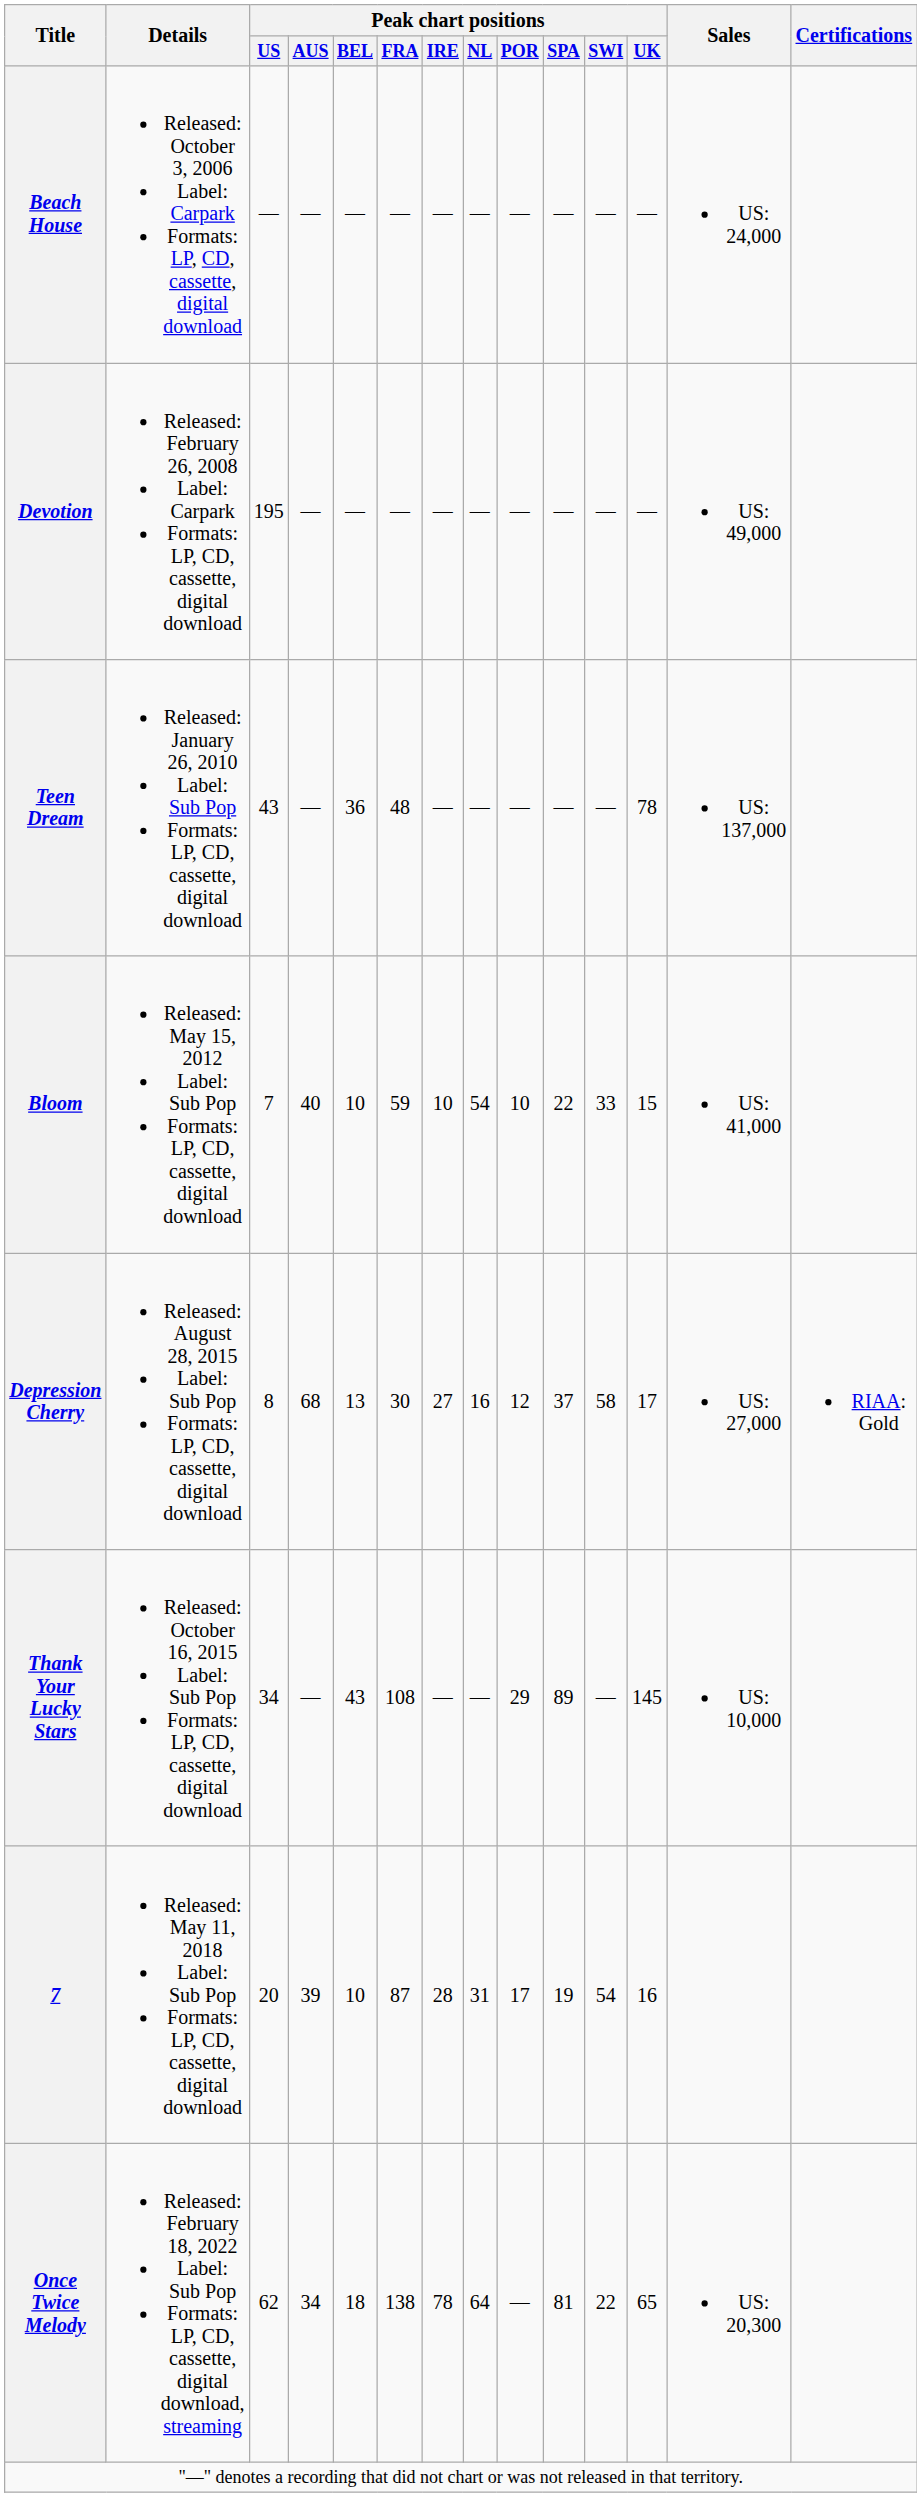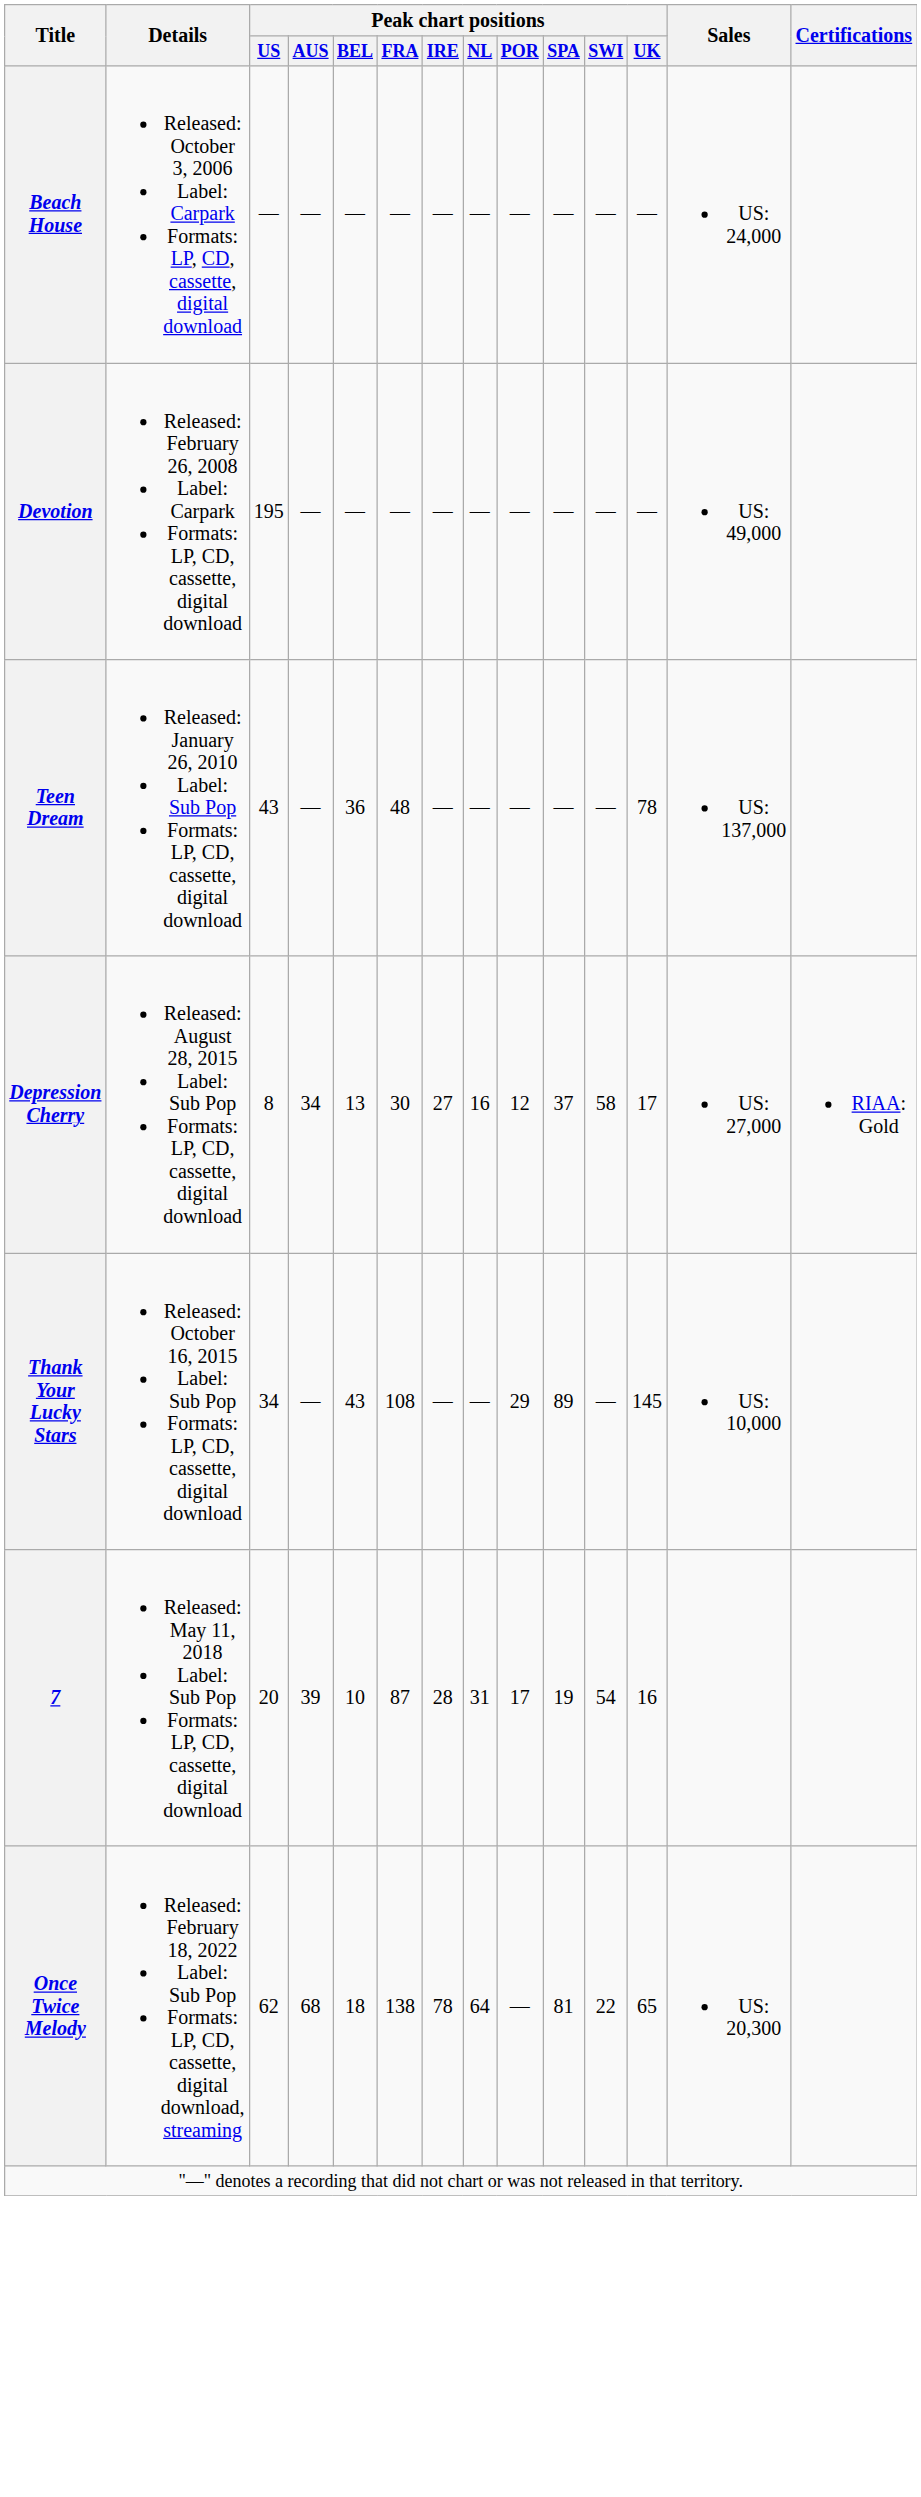- row: (55, 1104)
(311, 1401) 68 -> (311, 1104) 34
(311, 2302) 34 -> (311, 2005) 68
